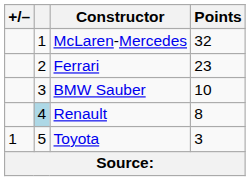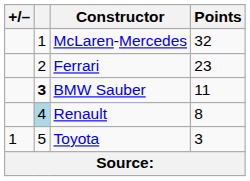(42, 90) normal -> (42, 90) bold
(203, 90) 10 -> (202, 90) 11
